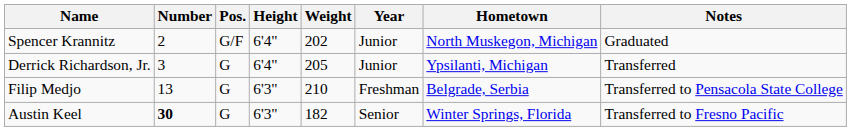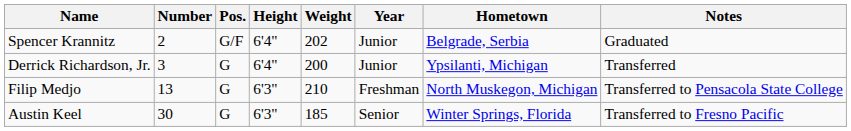(512, 41) North Muskegon, Michigan -> (478, 41) Belgrade, Serbia
(316, 65) 205 -> (316, 65) 200
(478, 89) Belgrade, Serbia -> (512, 89) North Muskegon, Michigan
(165, 114) bold -> (165, 114) normal
(316, 114) 182 -> (316, 114) 185
